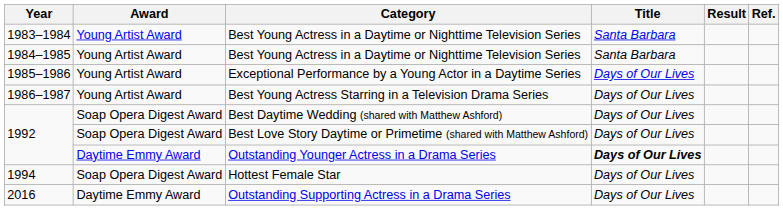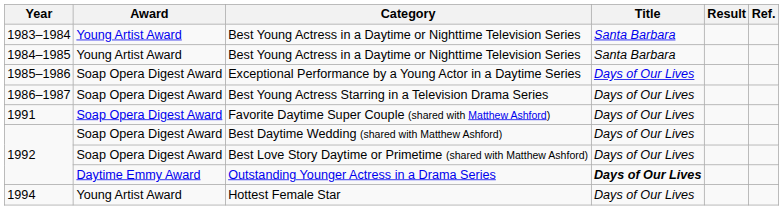(129, 74) Young Artist Award -> (149, 74) Soap Opera Digest Award
(129, 94) Young Artist Award -> (149, 94) Soap Opera Digest Award
+ row: (21, 114)
(149, 174) Soap Opera Digest Award -> (129, 194) Young Artist Award
- row: (21, 194)
